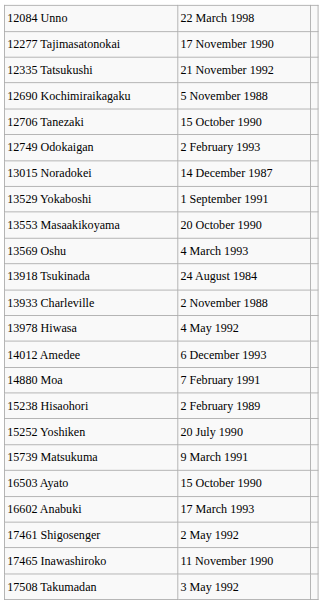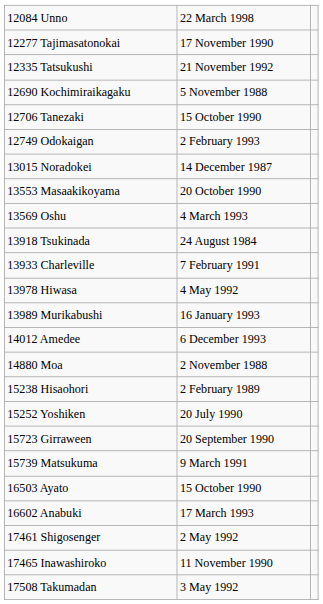- row: (49, 199)
(224, 302) 2 November 1988 -> (220, 265) 7 February 1991
+ row: (55, 315)
(220, 380) 7 February 1991 -> (224, 364) 2 November 1988
+ row: (49, 438)
